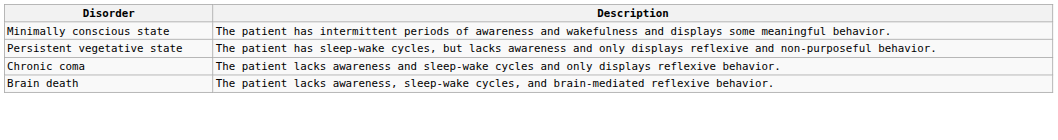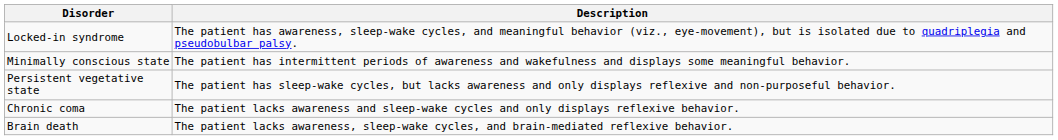+ row: (65, 37)
